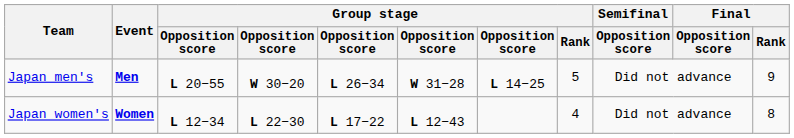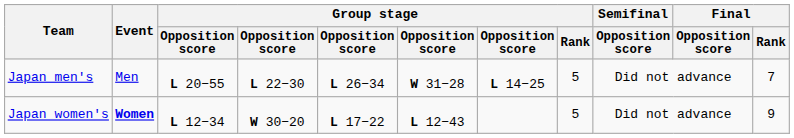(127, 77) bold -> (127, 77) normal
(277, 85) W 30−20 -> (277, 85) L 22−30
(771, 77) 9 -> (771, 77) 7
(277, 123) L 22−30 -> (277, 123) W 30−20
(575, 115) 4 -> (575, 115) 5
(771, 115) 8 -> (771, 115) 9
